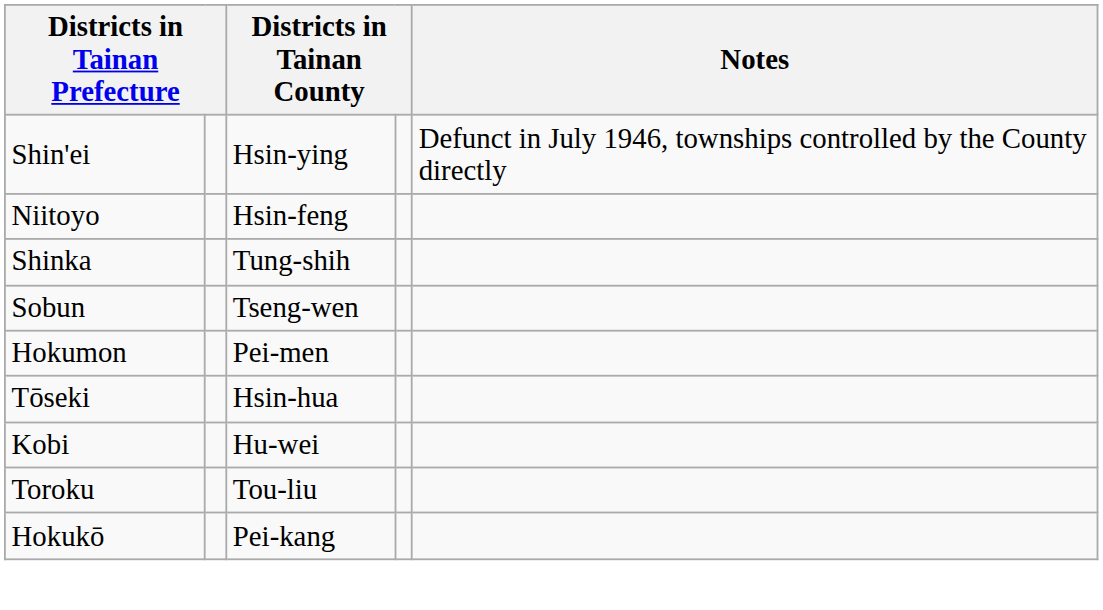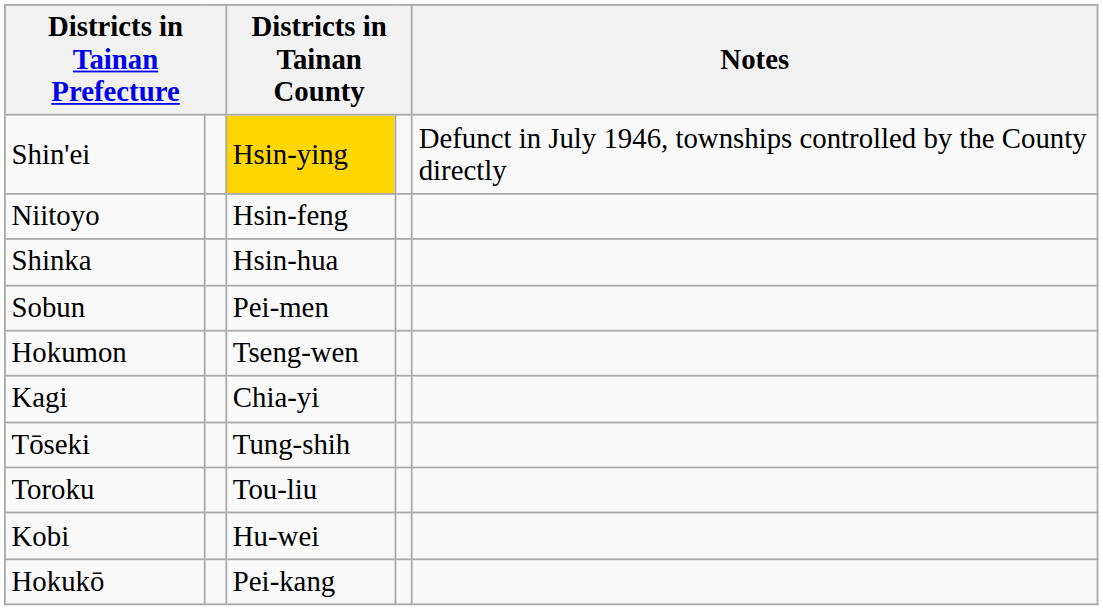(290, 154) no background -> (290, 154) gold background
(292, 261) Tung-shih -> (286, 261) Hsin-hua
(296, 307) Tseng-wen -> (281, 307) Pei-men
(281, 352) Pei-men -> (296, 352) Tseng-wen
+ row: (40, 398)
(286, 398) Hsin-hua -> (292, 444) Tung-shih
rows swapped: (53, 489) <-> (40, 444)
